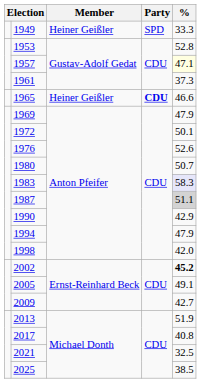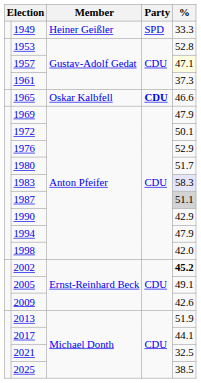(81, 98) Heiner Geißler -> (81, 98) Oskar Kalbfell
(184, 149) 52.6 -> (184, 149) 52.9
(184, 166) 50.7 -> (184, 166) 51.7
(184, 302) 42.7 -> (184, 302) 42.6
(184, 336) 40.8 -> (184, 336) 44.1
